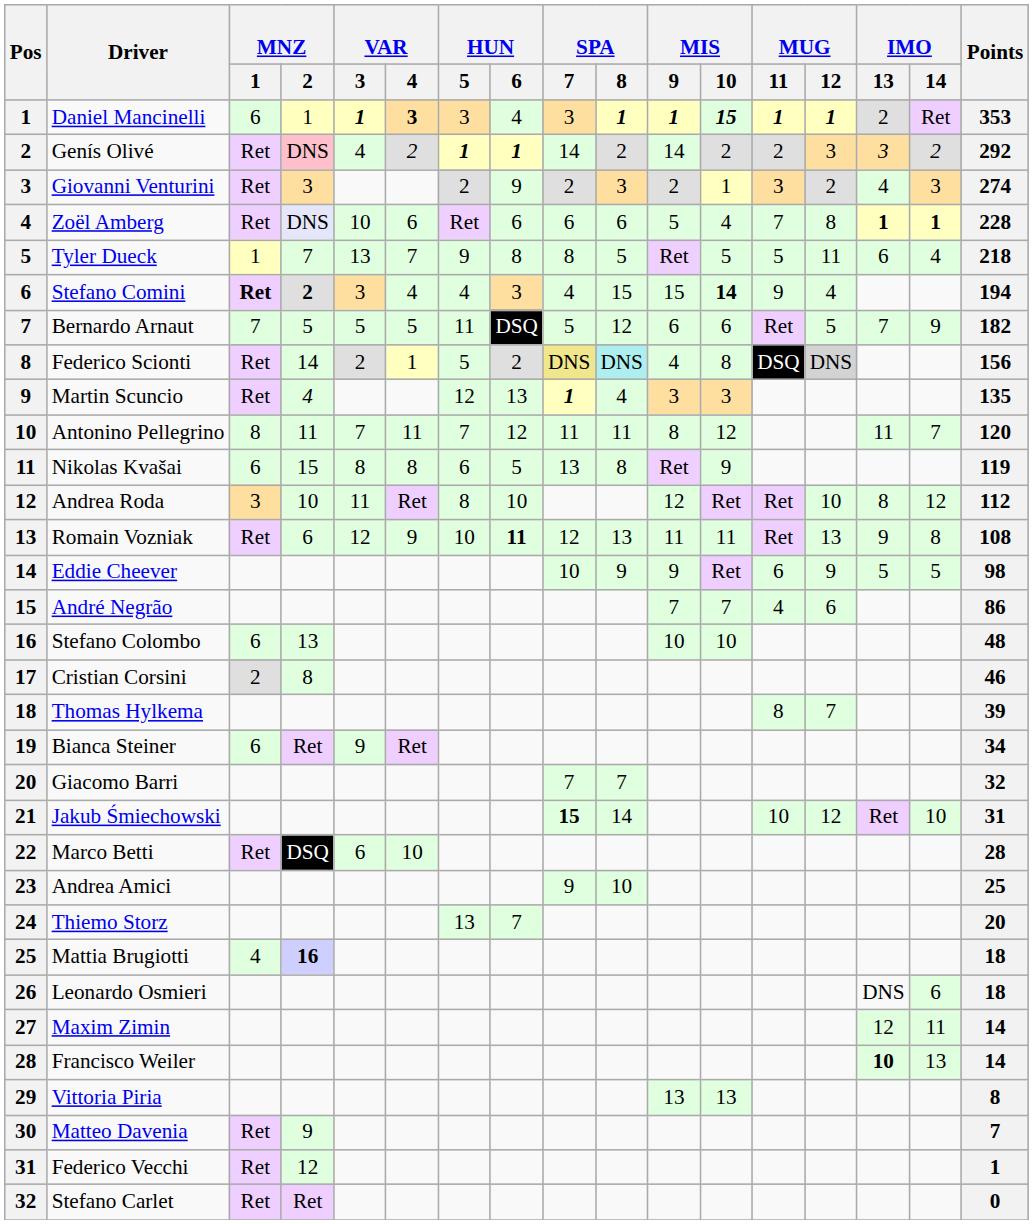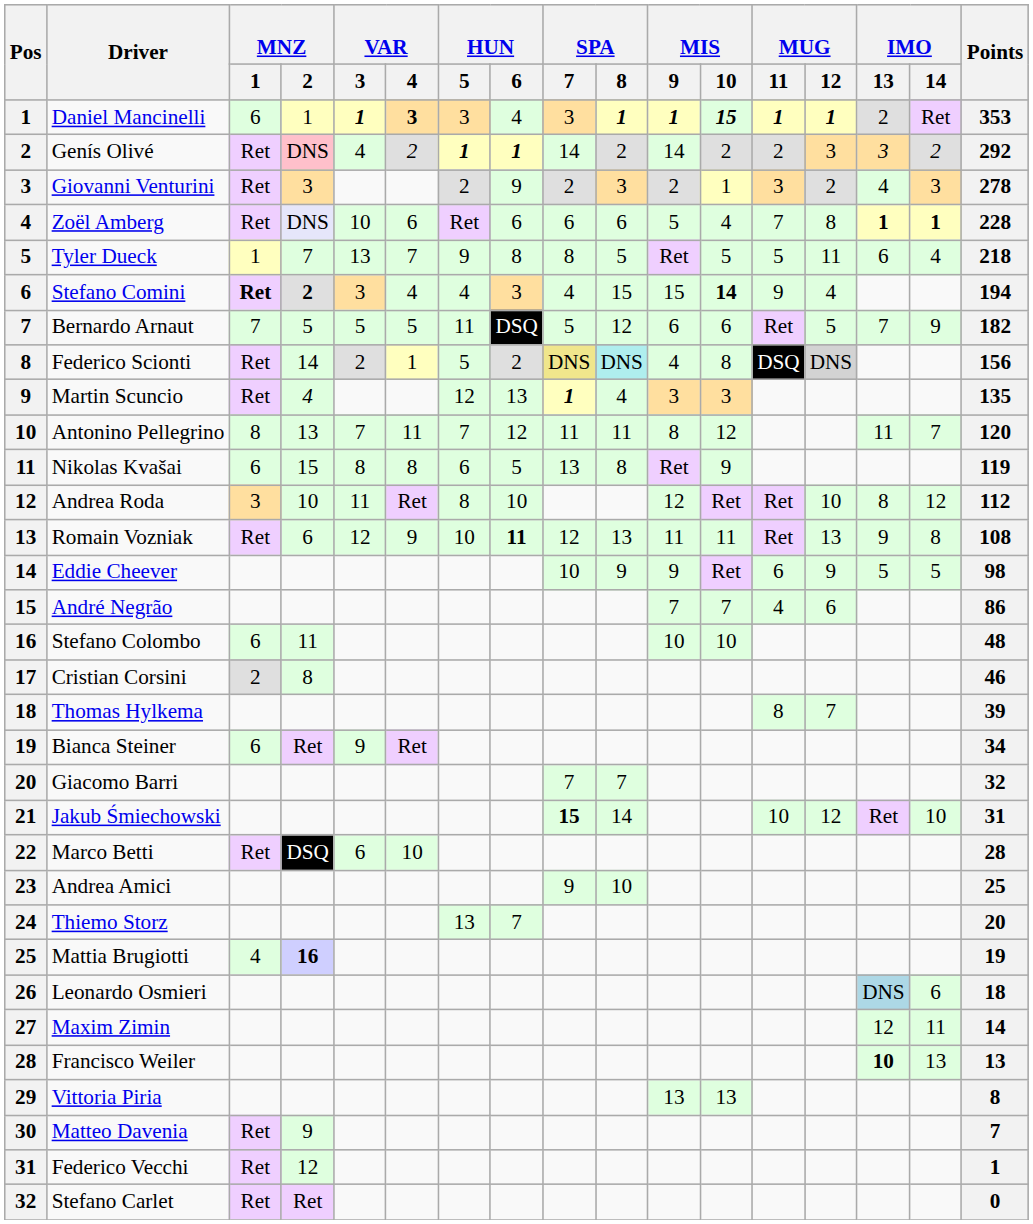(995, 186) 274 -> (995, 186) 278
(308, 431) 11 -> (308, 431) 13
(308, 641) 13 -> (308, 641) 11
(995, 956) 18 -> (995, 956) 19
(883, 991) no background -> (883, 991) lightblue background
(995, 1061) 14 -> (995, 1061) 13
